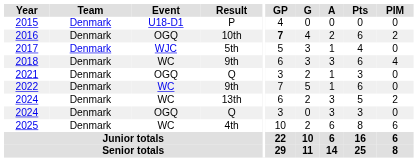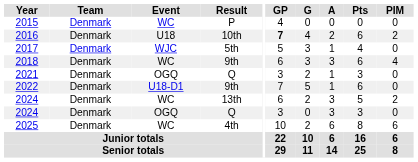(166, 23) U18-D1 -> (166, 23) WC
(166, 36) OGQ -> (166, 36) U18
(166, 87) WC -> (166, 87) U18-D1
